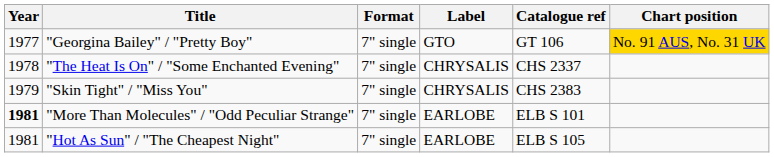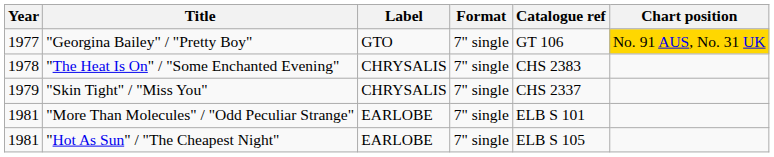columns swapped: (389, 16) <-> (466, 16)
(549, 66) CHS 2337 -> (549, 66) CHS 2383
(549, 90) CHS 2383 -> (549, 90) CHS 2337
(24, 115) bold -> (24, 115) normal
